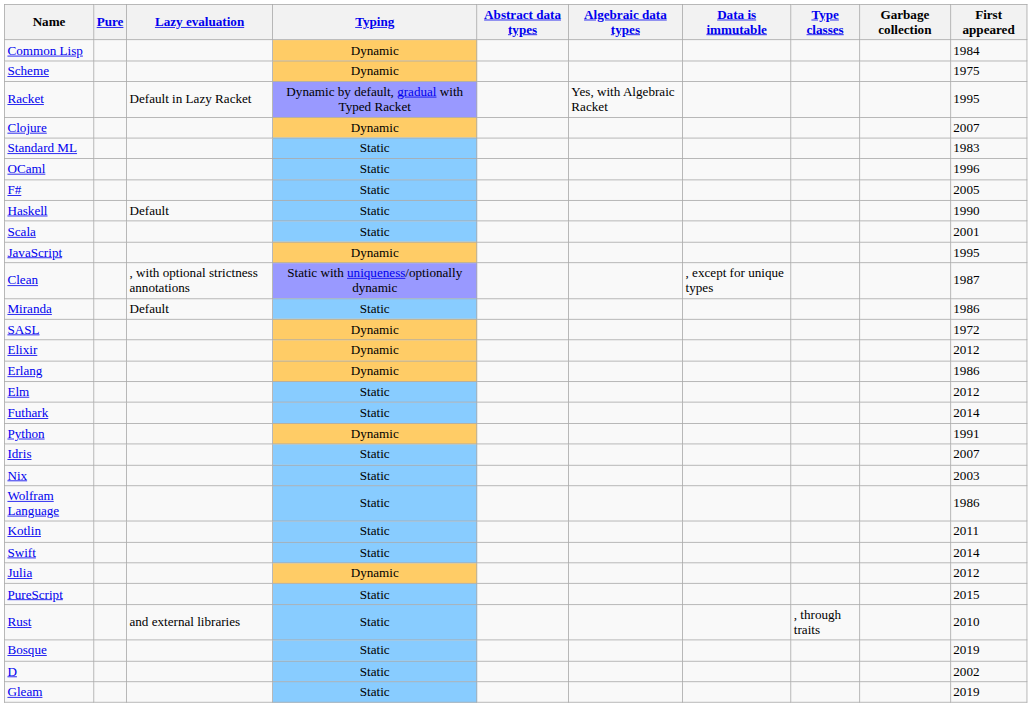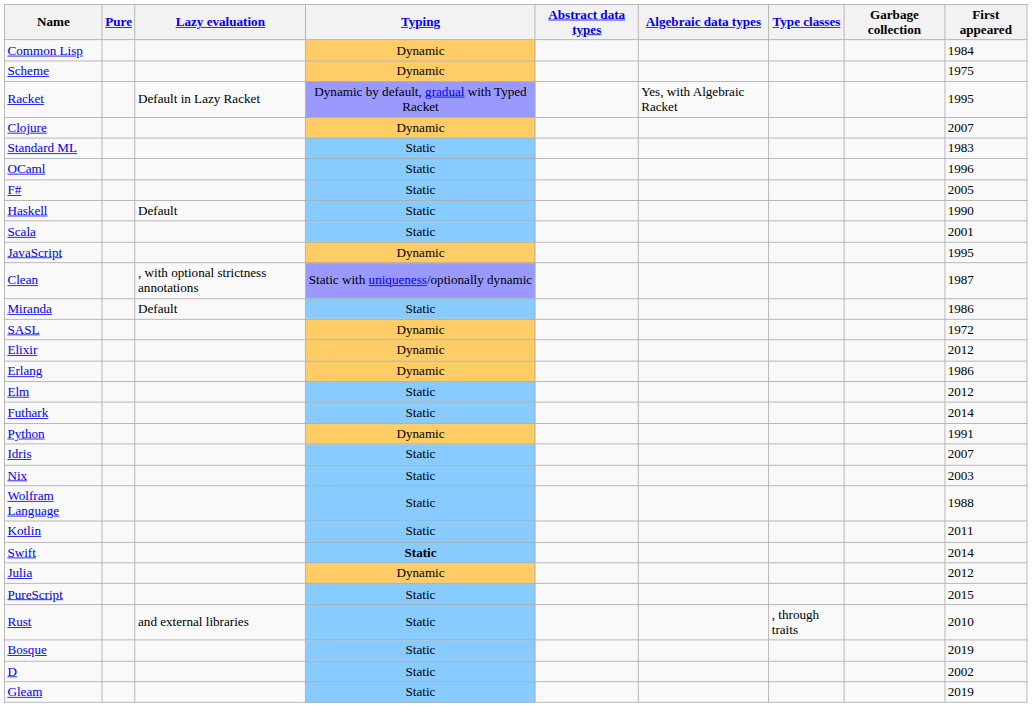- column: (737, 22)
(966, 503) 1986 -> (961, 503) 1988
(375, 552) normal -> (421, 552) bold
